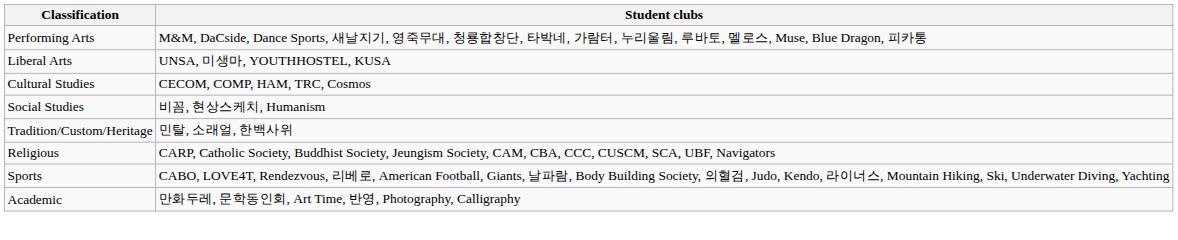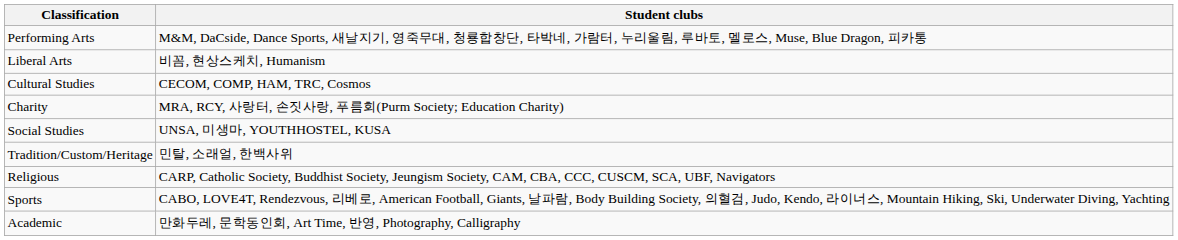(275, 61) UNSA, 미생마, YOUTHHOSTEL, KUSA -> (242, 61) 비꼼, 현상스케치, Humanism
+ row: (28, 106)
(242, 106) 비꼼, 현상스케치, Humanism -> (275, 130) UNSA, 미생마, YOUTHHOSTEL, KUSA
